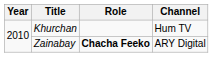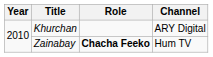(173, 28) Hum TV -> (180, 28) ARY Digital
(180, 44) ARY Digital -> (173, 44) Hum TV
